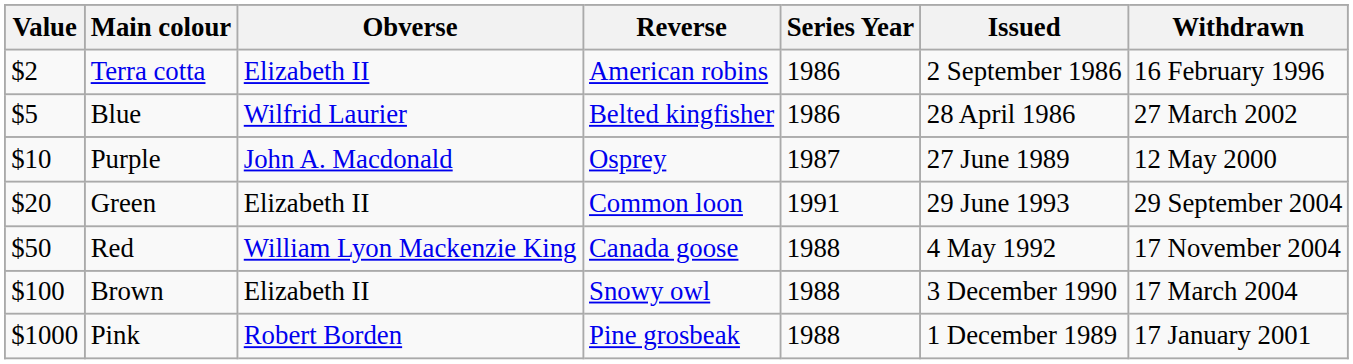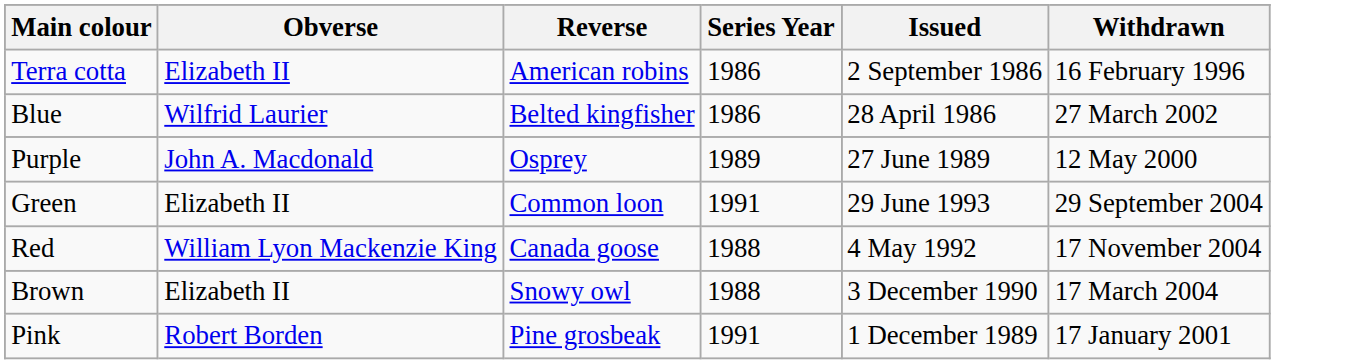- column: (45, 26)
(813, 159) 1987 -> (734, 159) 1989
(813, 336) 1988 -> (734, 336) 1991
